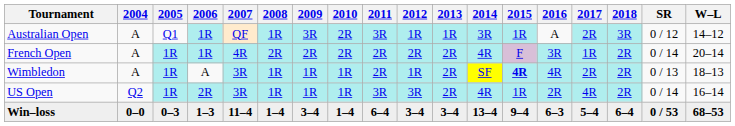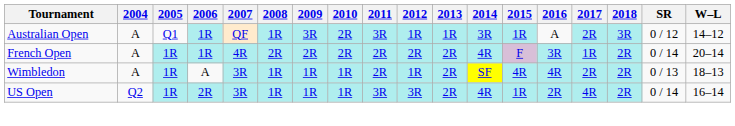(520, 72) bold -> (520, 72) normal
- row: (31, 111)
